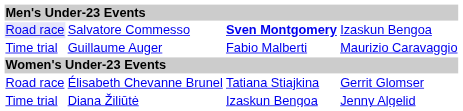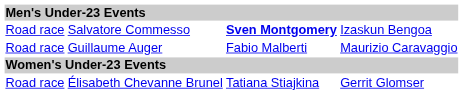(35, 30) lavender background -> (35, 30) no background
(31, 47) Time trial -> (35, 47) Road race
- row: (103, 100)
